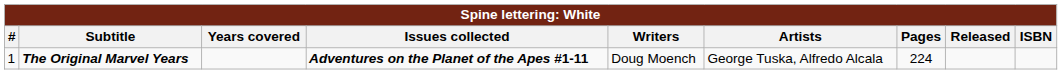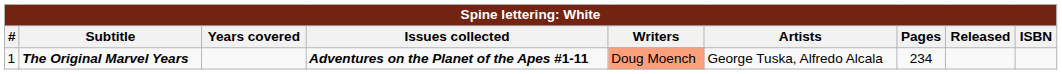(653, 58) no background -> (653, 58) lightsalmon background
(921, 58) 224 -> (921, 58) 234
